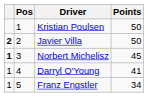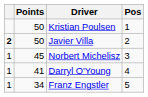columns swapped: (24, 12) <-> (127, 12)
(9, 56) bold -> (9, 56) normal
